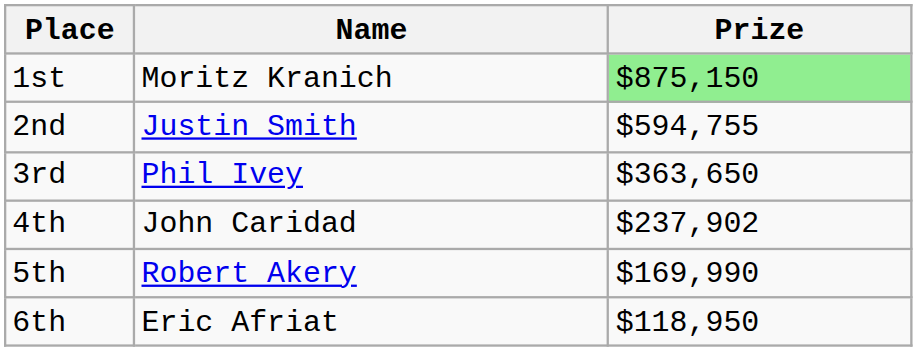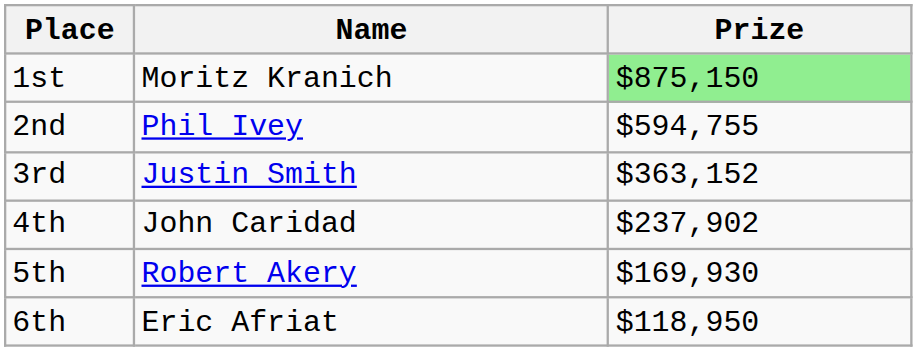(249, 127) Justin Smith -> (222, 127) Phil Ivey
(222, 176) Phil Ivey -> (249, 176) Justin Smith
(688, 176) $363,650 -> (688, 176) $363,152
(688, 273) $169,990 -> (688, 273) $169,930
